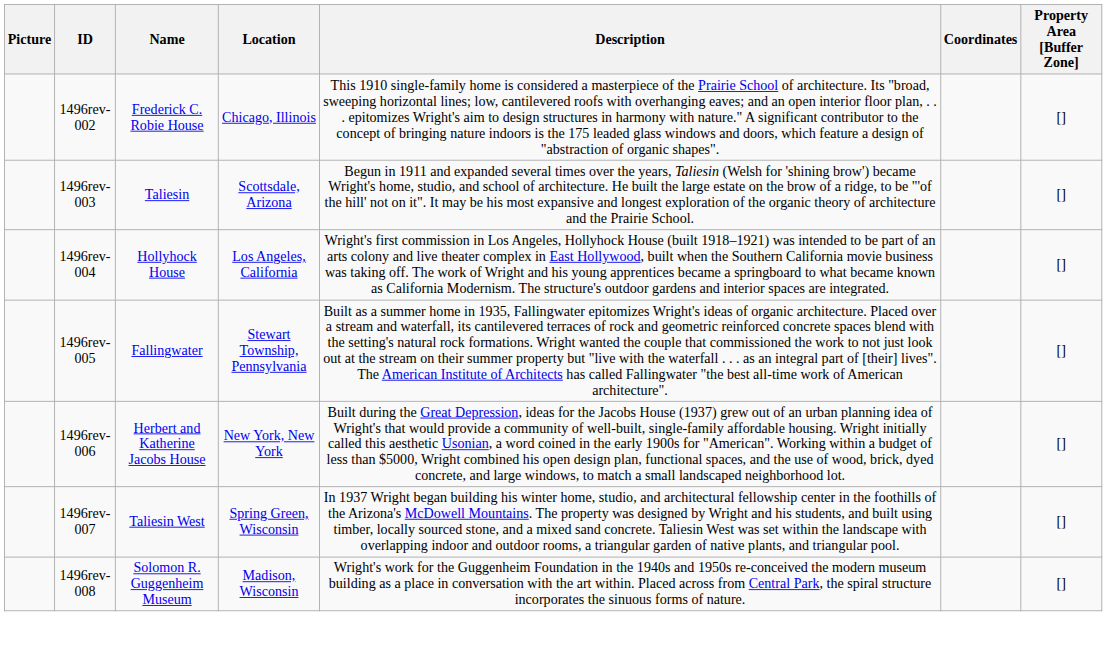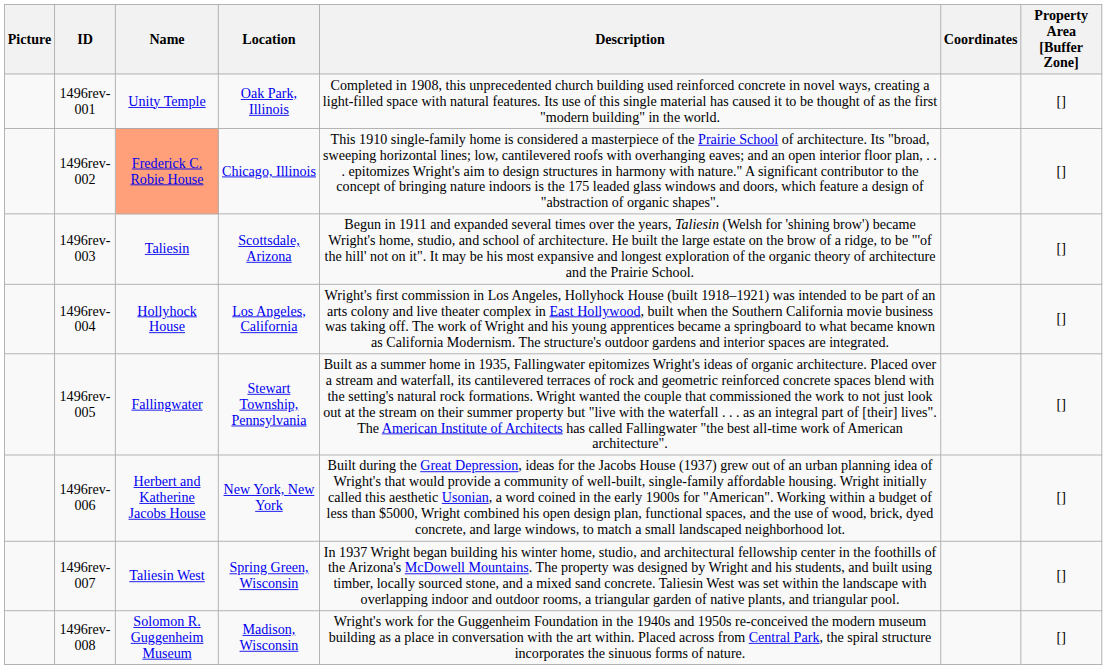+ row: (85, 101)
(167, 117) no background -> (167, 171) lightsalmon background
